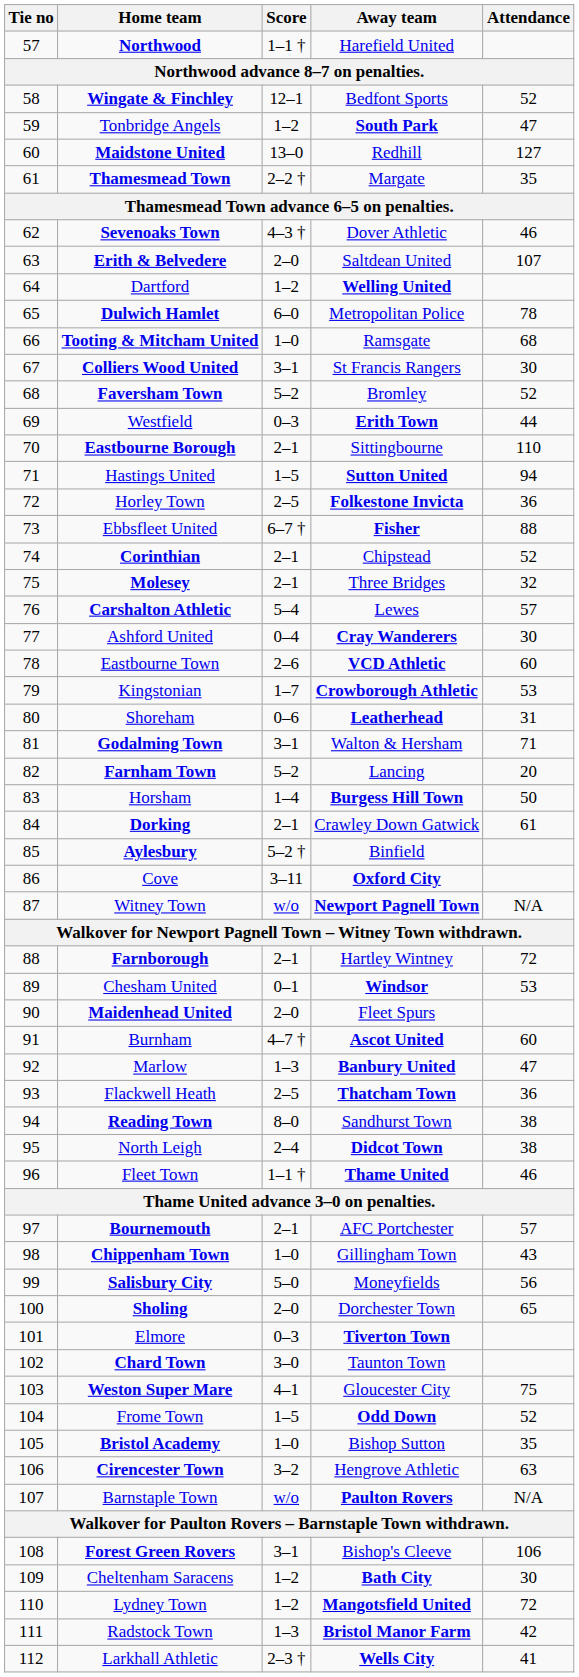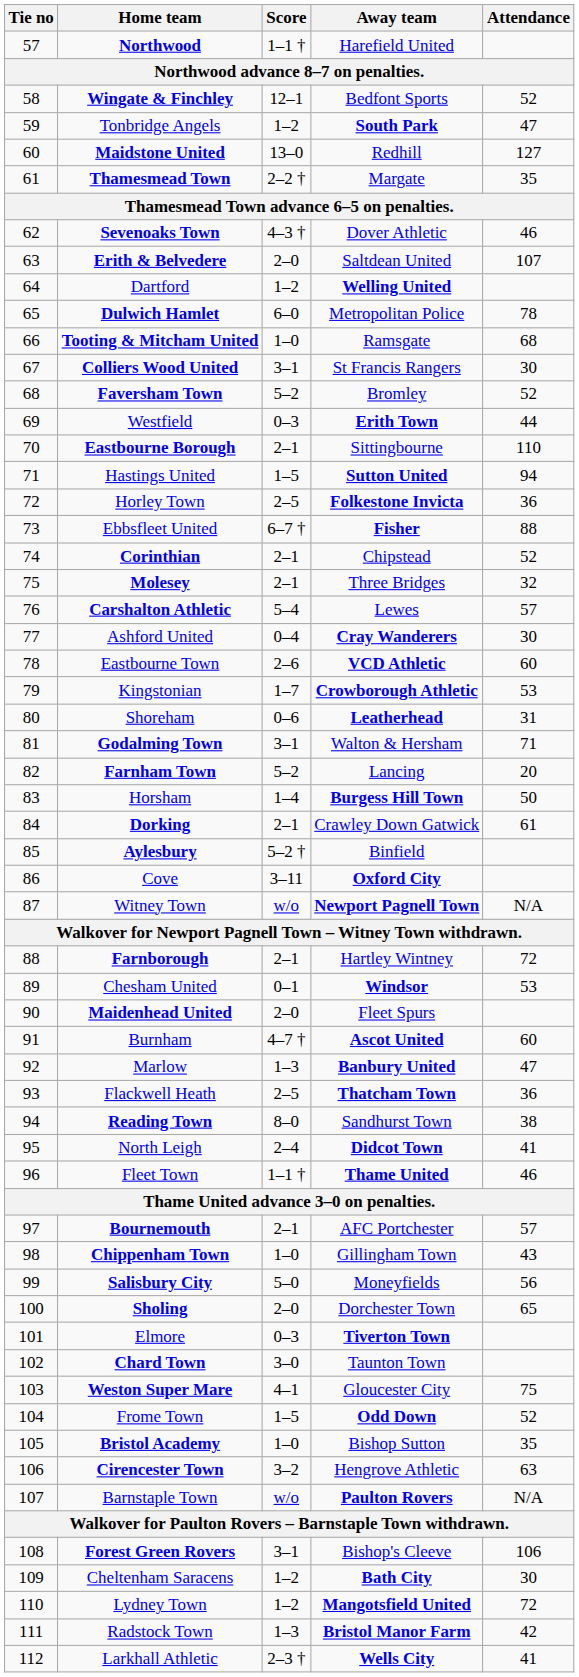(528, 1147) 38 -> (528, 1147) 41
